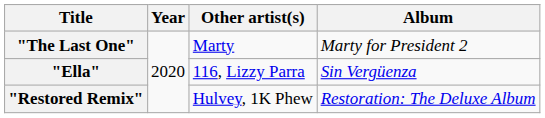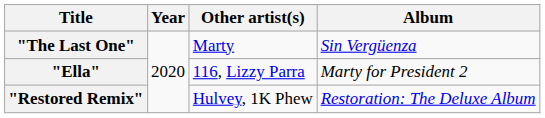(394, 44) Marty for President 2 -> (369, 44) Sin Vergüenza
(369, 71) Sin Vergüenza -> (394, 71) Marty for President 2
